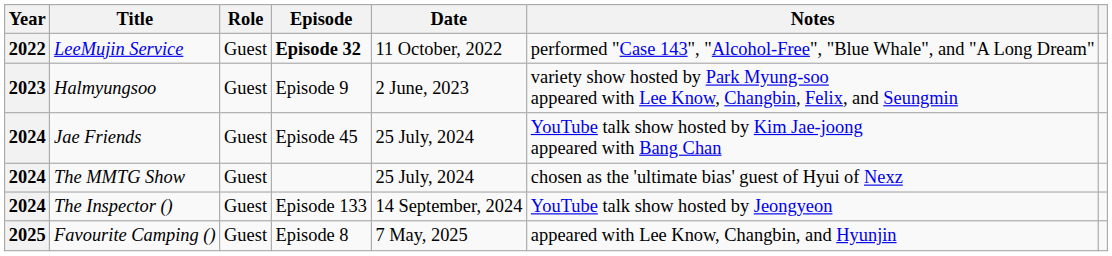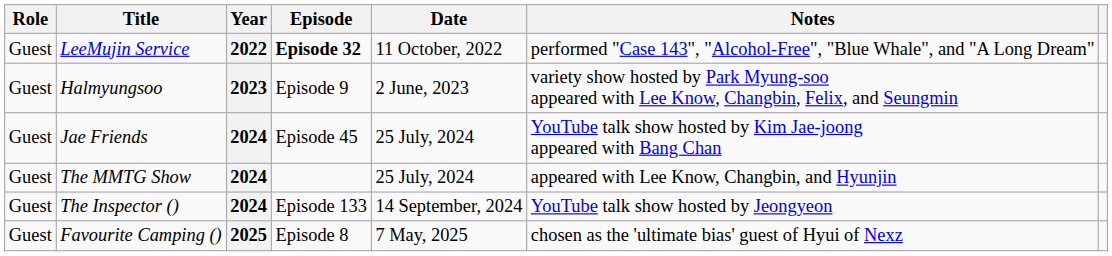columns swapped: (27, 19) <-> (246, 19)
(717, 177) chosen as the 'ultimate bias' guest of Hyui of Nexz -> (714, 177) appeared with Lee Know, Changbin, and Hyunjin
(714, 235) appeared with Lee Know, Changbin, and Hyunjin -> (717, 235) chosen as the 'ultimate bias' guest of Hyui of Nexz
